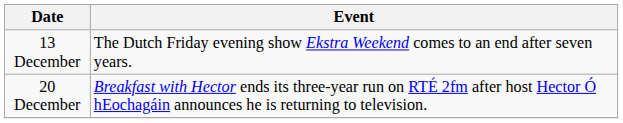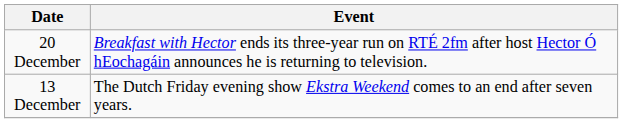rows swapped: (47, 52) <-> (47, 95)
